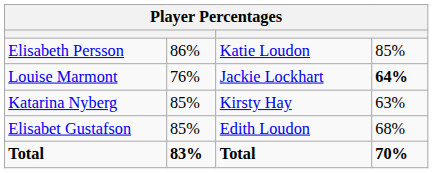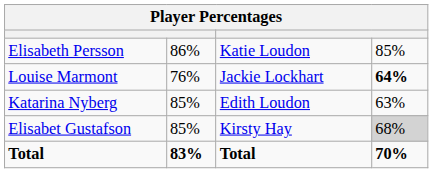(256, 102) Kirsty Hay -> (265, 102) Edith Loudon
(265, 128) Edith Loudon -> (256, 128) Kirsty Hay
(390, 128) no background -> (390, 128) lightgrey background
